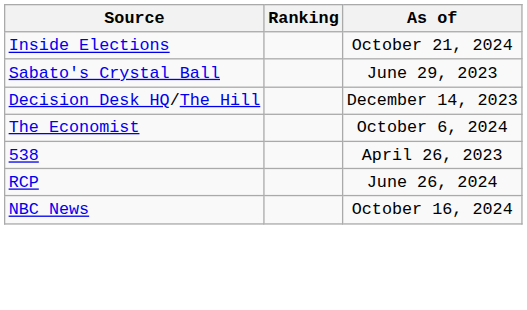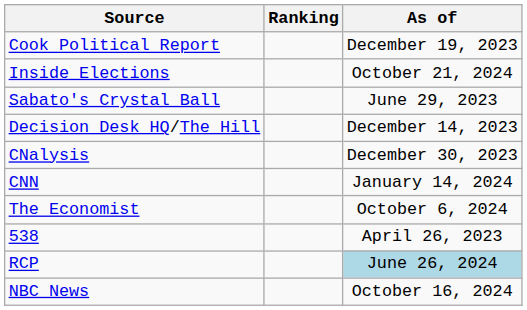+ row: (114, 46)
+ row: (49, 155)
+ row: (24, 182)
(432, 182) no background -> (432, 264) lightblue background
